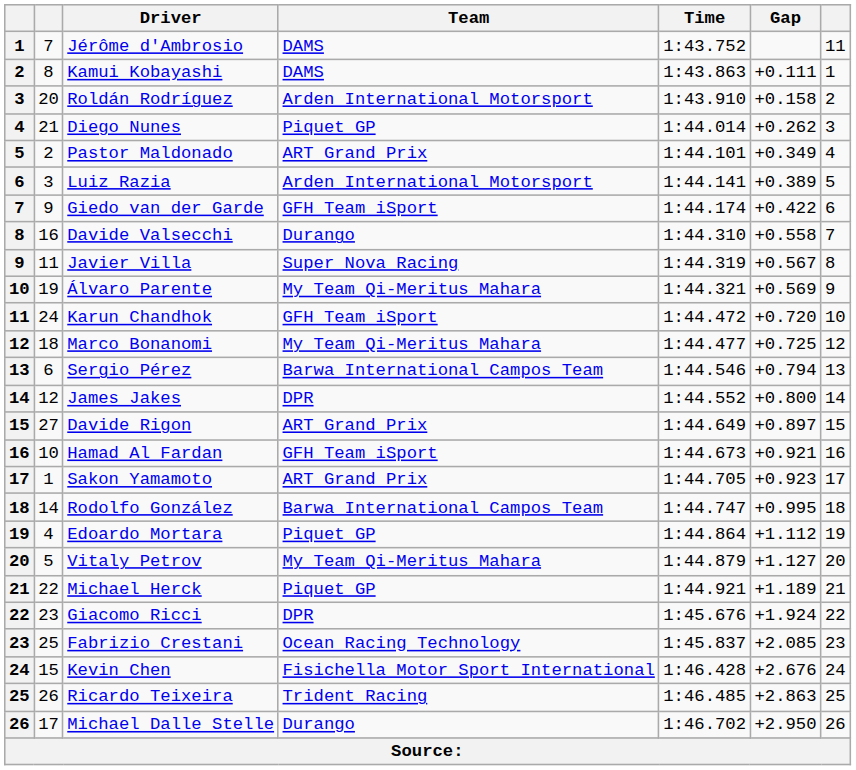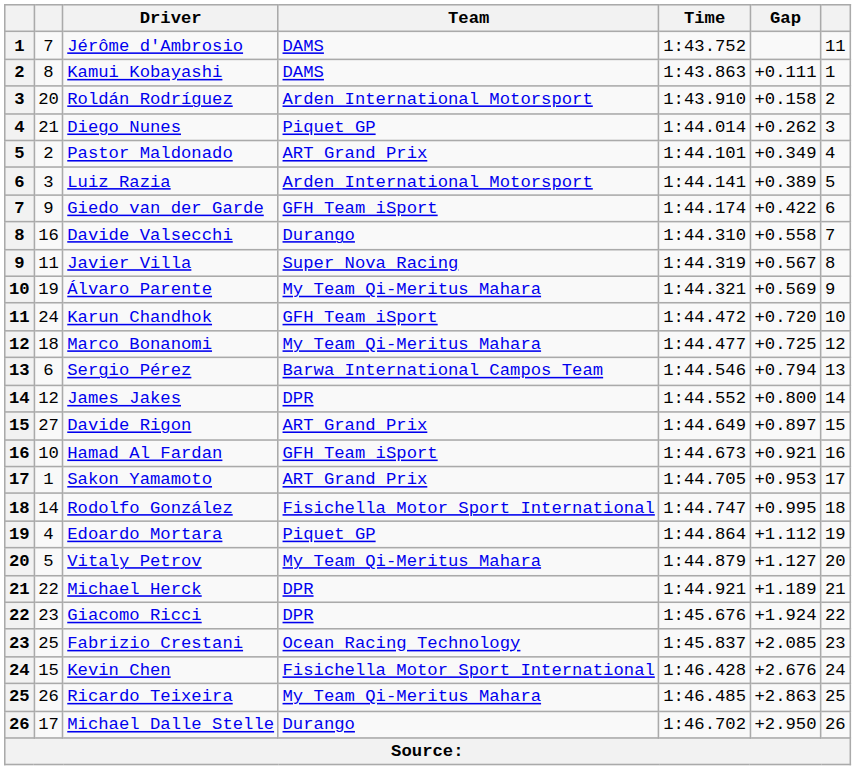(785, 480) +0.923 -> (785, 480) +0.953
(443, 507) Barwa International Campos Team -> (469, 507) Fisichella Motor Sport International
(329, 589) Piquet GP -> (298, 589) DPR
(355, 697) Trident Racing -> (412, 697) My Team Qi-Meritus Mahara
